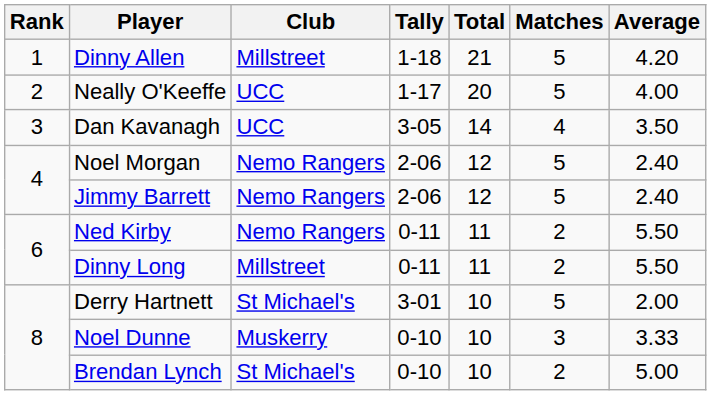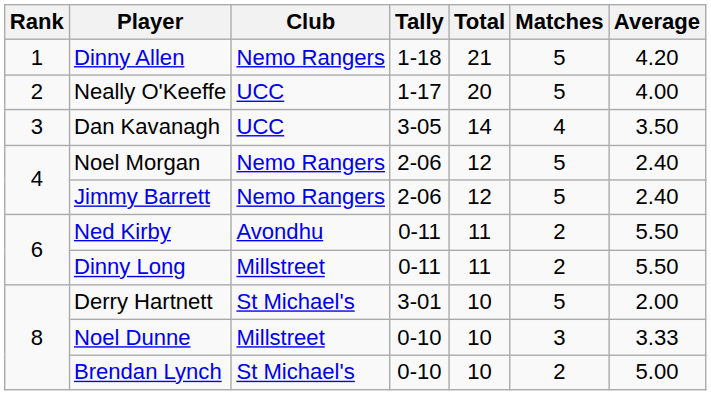(281, 57) Millstreet -> (311, 57) Nemo Rangers
(311, 232) Nemo Rangers -> (280, 232) Avondhu
(282, 337) Muskerry -> (281, 337) Millstreet
